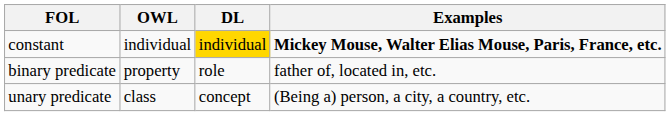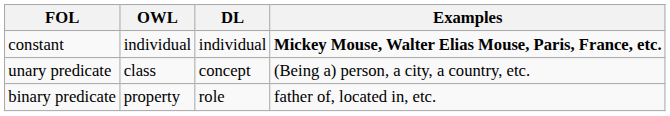(233, 44) gold background -> (233, 44) no background
rows swapped: (60, 96) <-> (62, 70)
